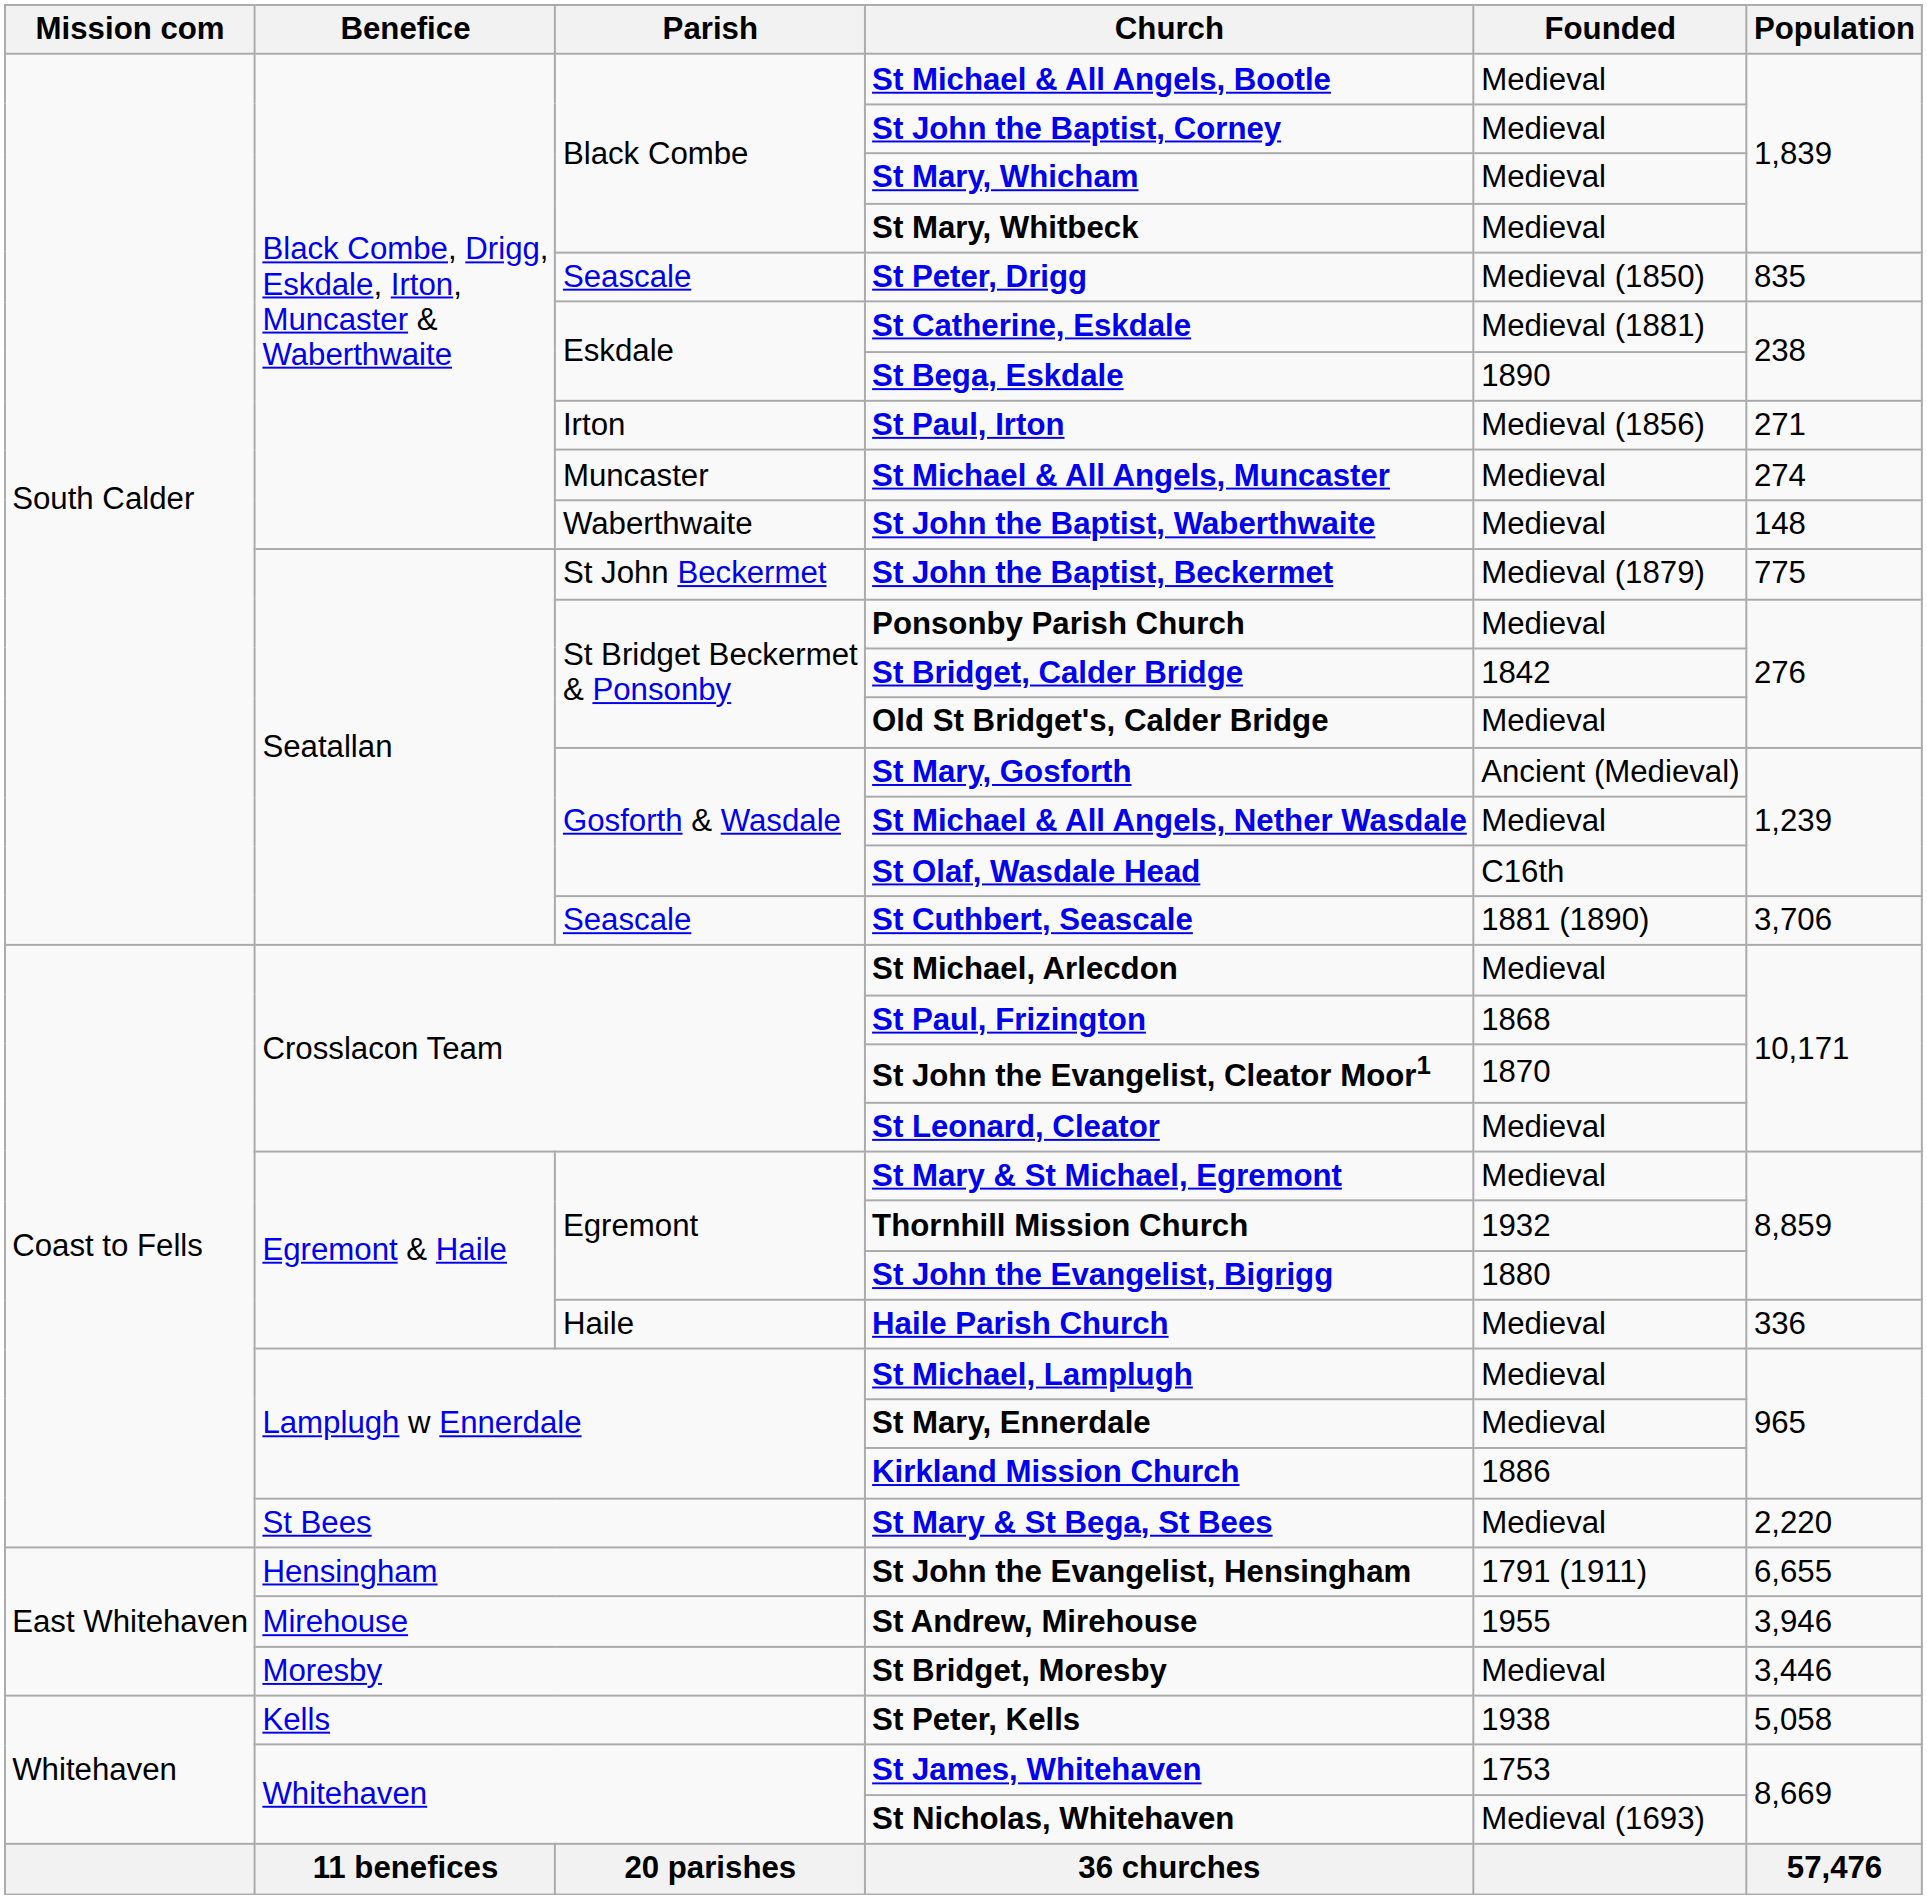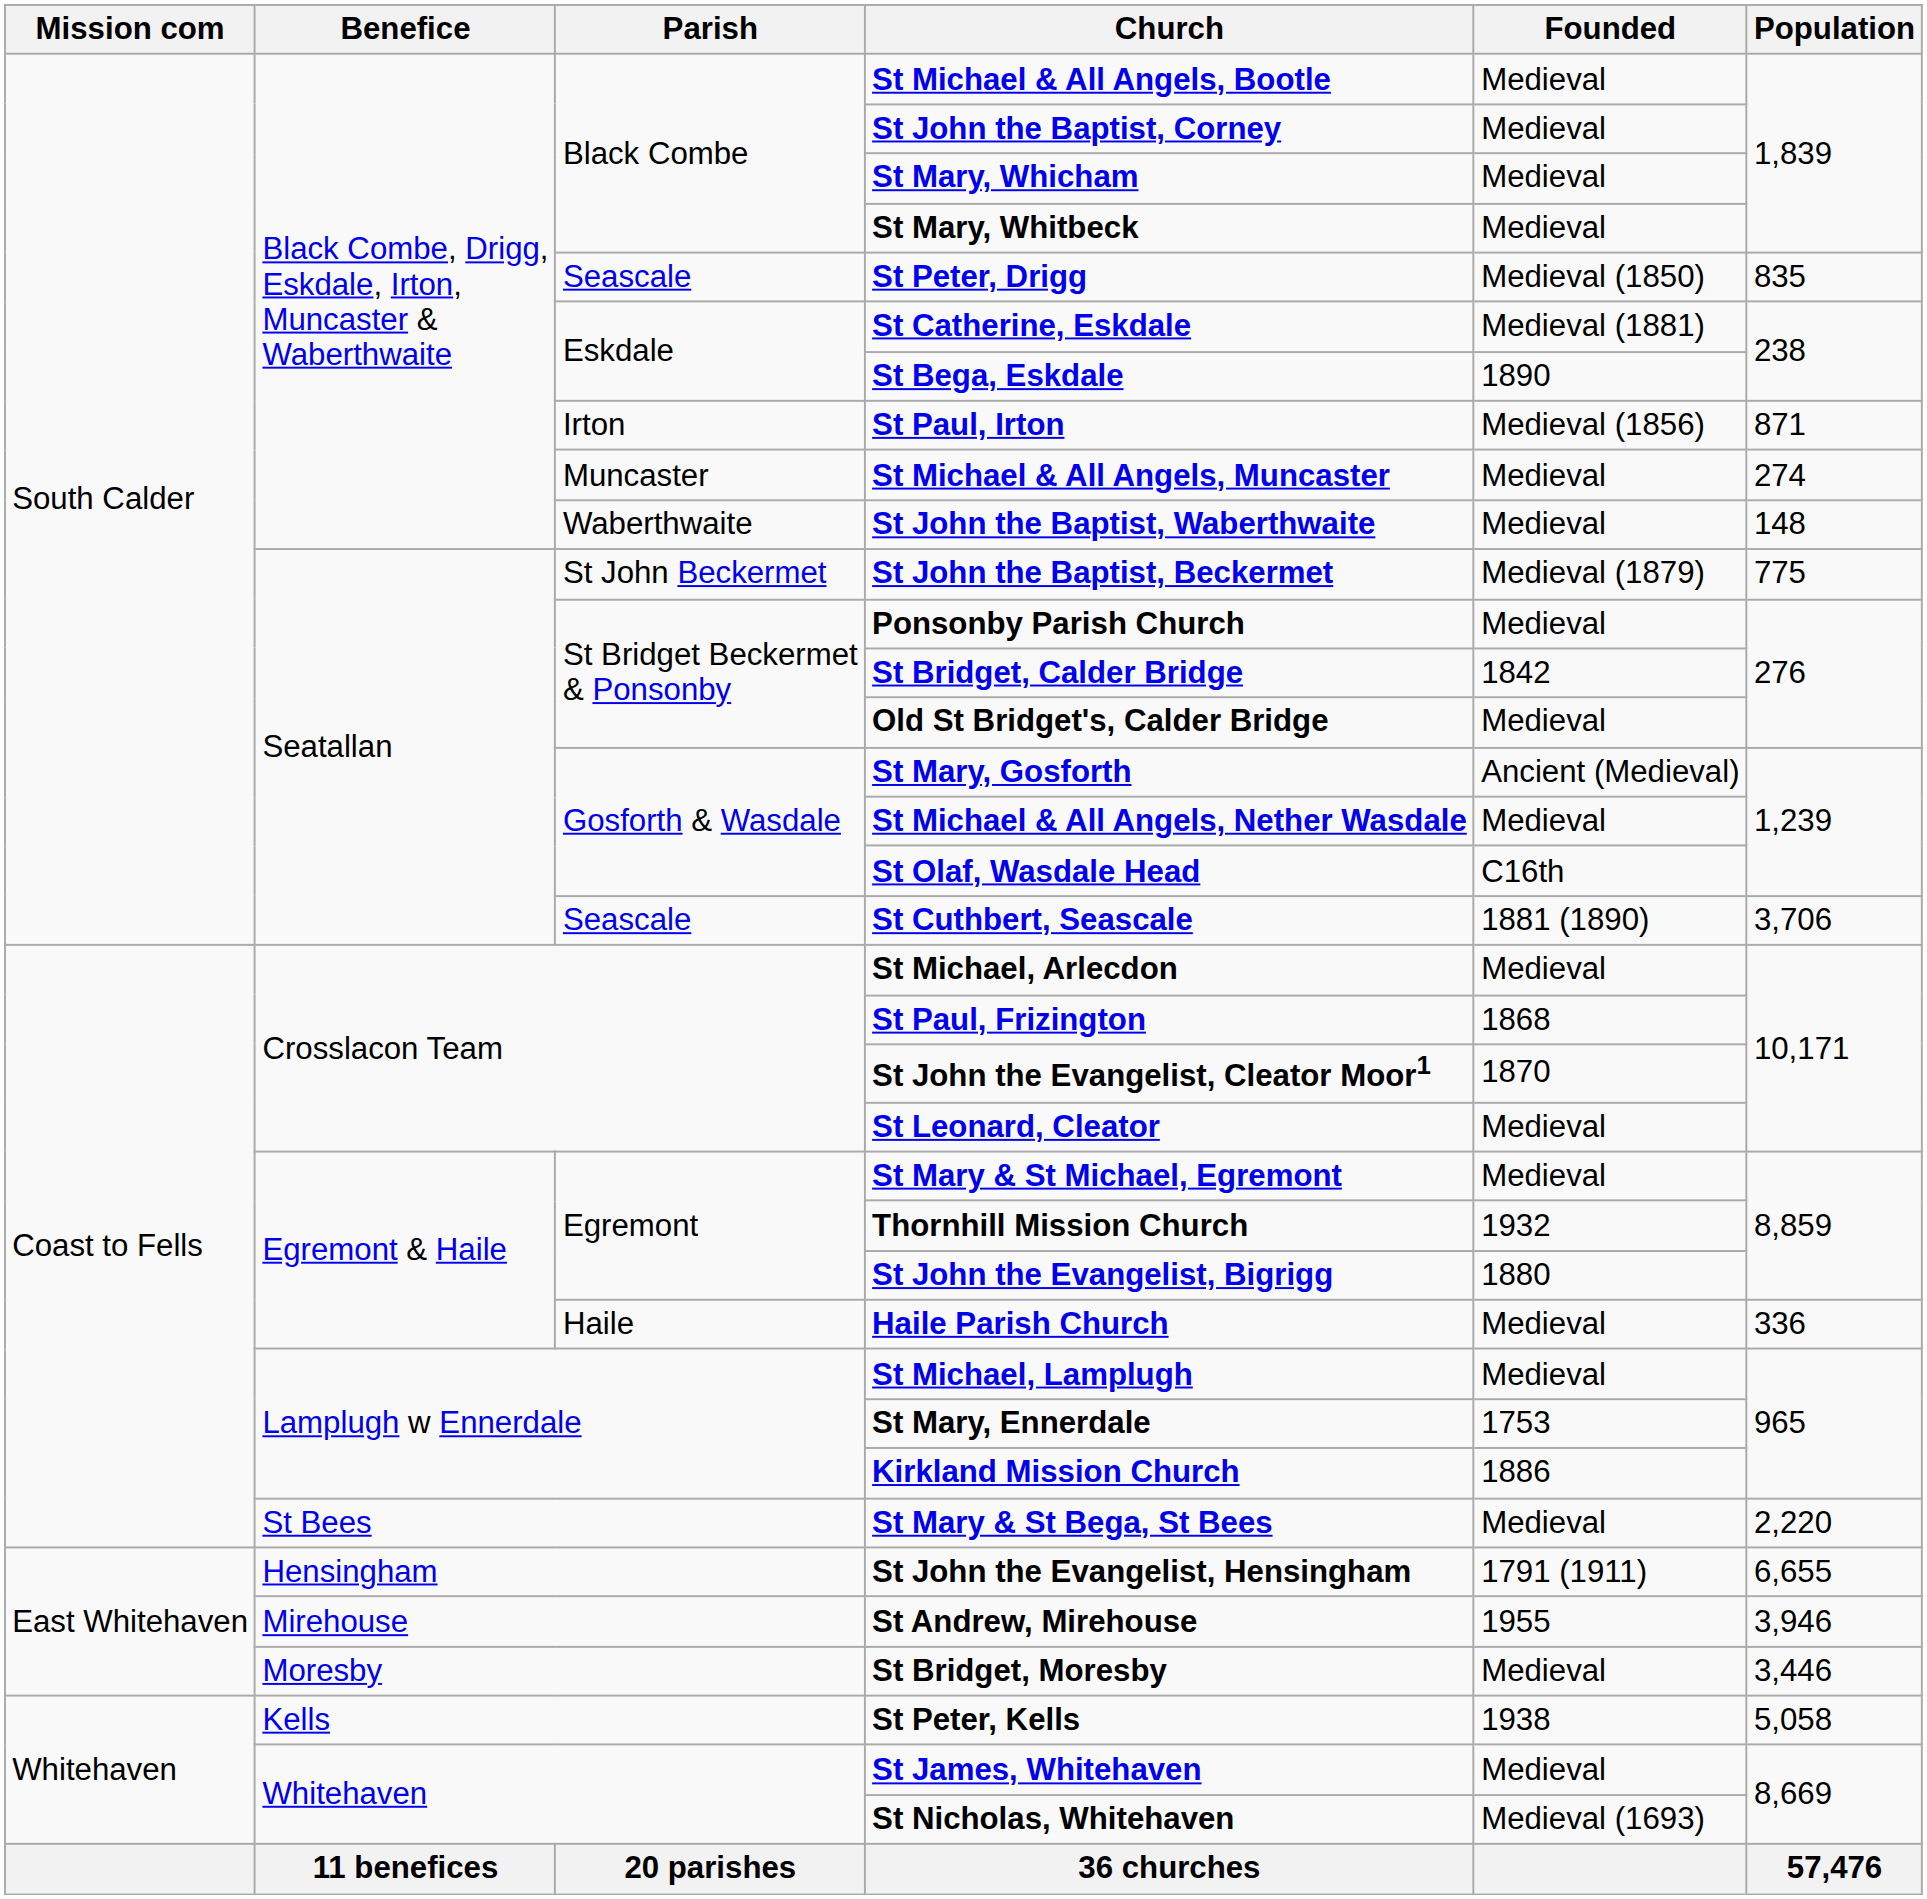(1780, 425) 271 -> (1780, 425) 871
(1544, 1423) Medieval -> (1516, 1423) 1753
(1516, 1769) 1753 -> (1544, 1769) Medieval
